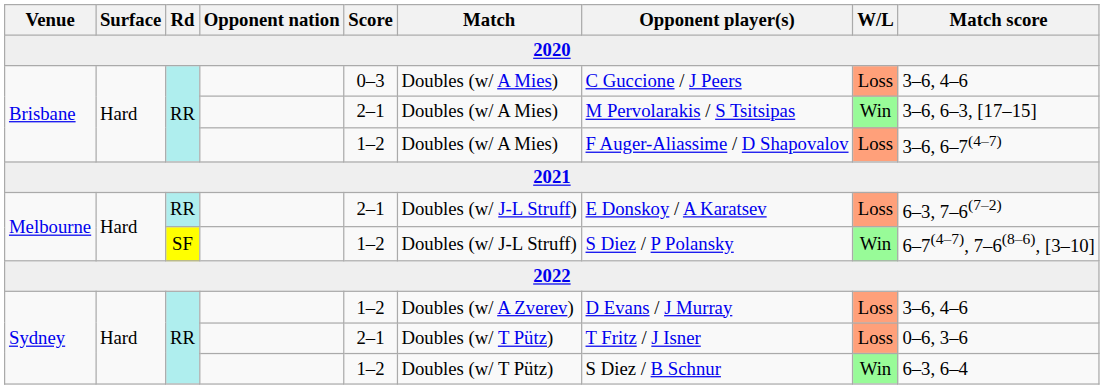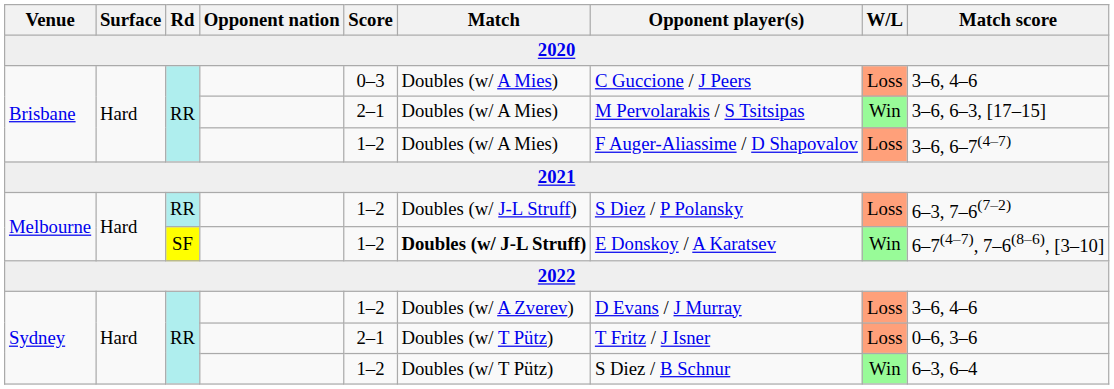(371, 209) 2–1 -> (371, 209) 1–2
(676, 209) E Donskoy / A Karatsev -> (669, 209) S Diez / P Polansky
(489, 244) normal -> (494, 244) bold
(660, 244) S Diez / P Polansky -> (685, 244) E Donskoy / A Karatsev
